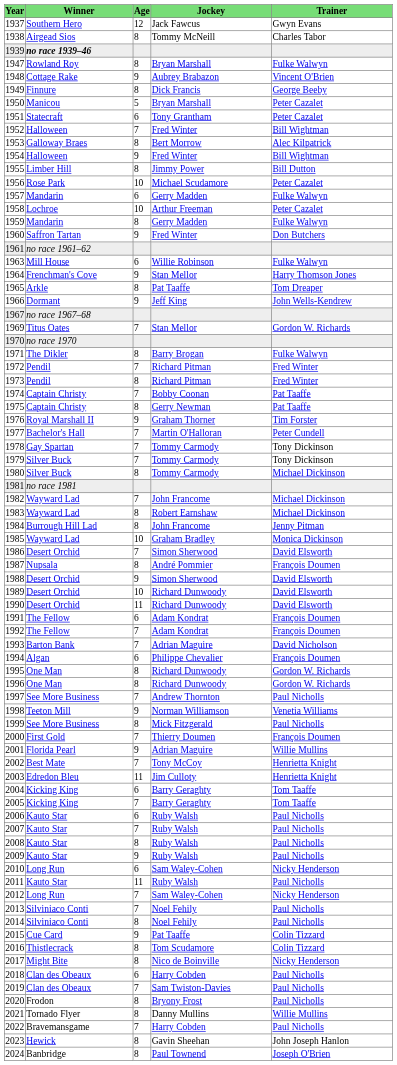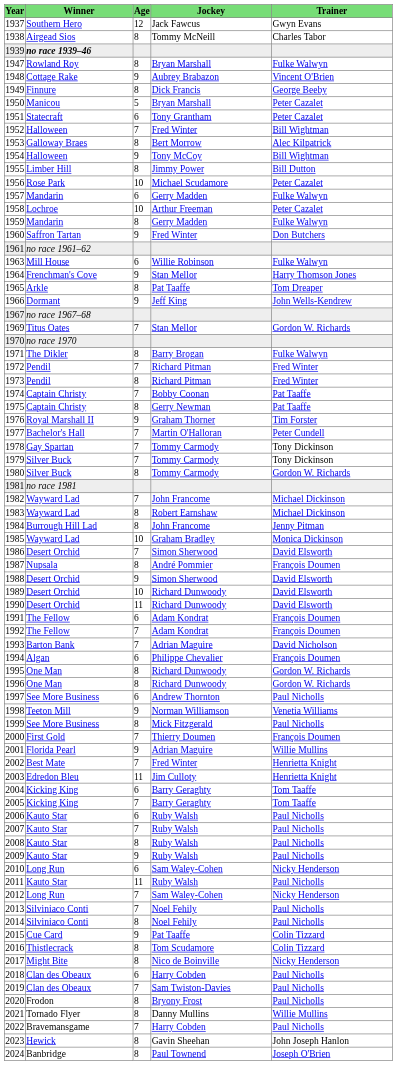(174, 156) Fred Winter -> (177, 156) Tony McCoy
(309, 473) Michael Dickinson -> (311, 473) Gordon W. Richards
(136, 697) 7 -> (136, 697) 6
(177, 763) Tony McCoy -> (174, 763) Fred Winter
